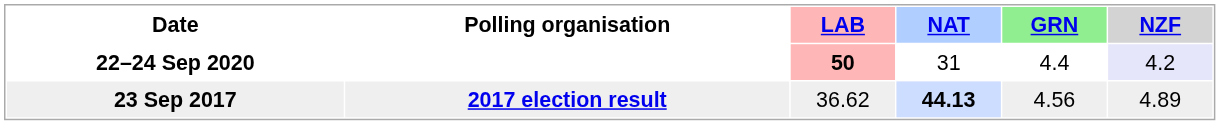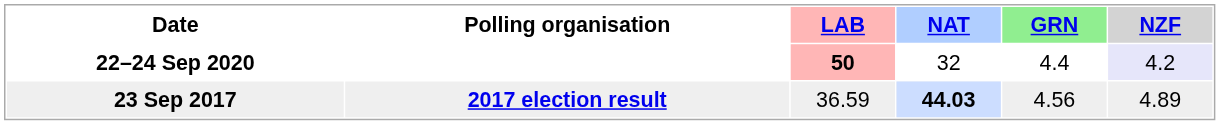(949, 62) 31 -> (949, 62) 32
(843, 99) 36.62 -> (843, 99) 36.59
(949, 99) 44.13 -> (949, 99) 44.03
